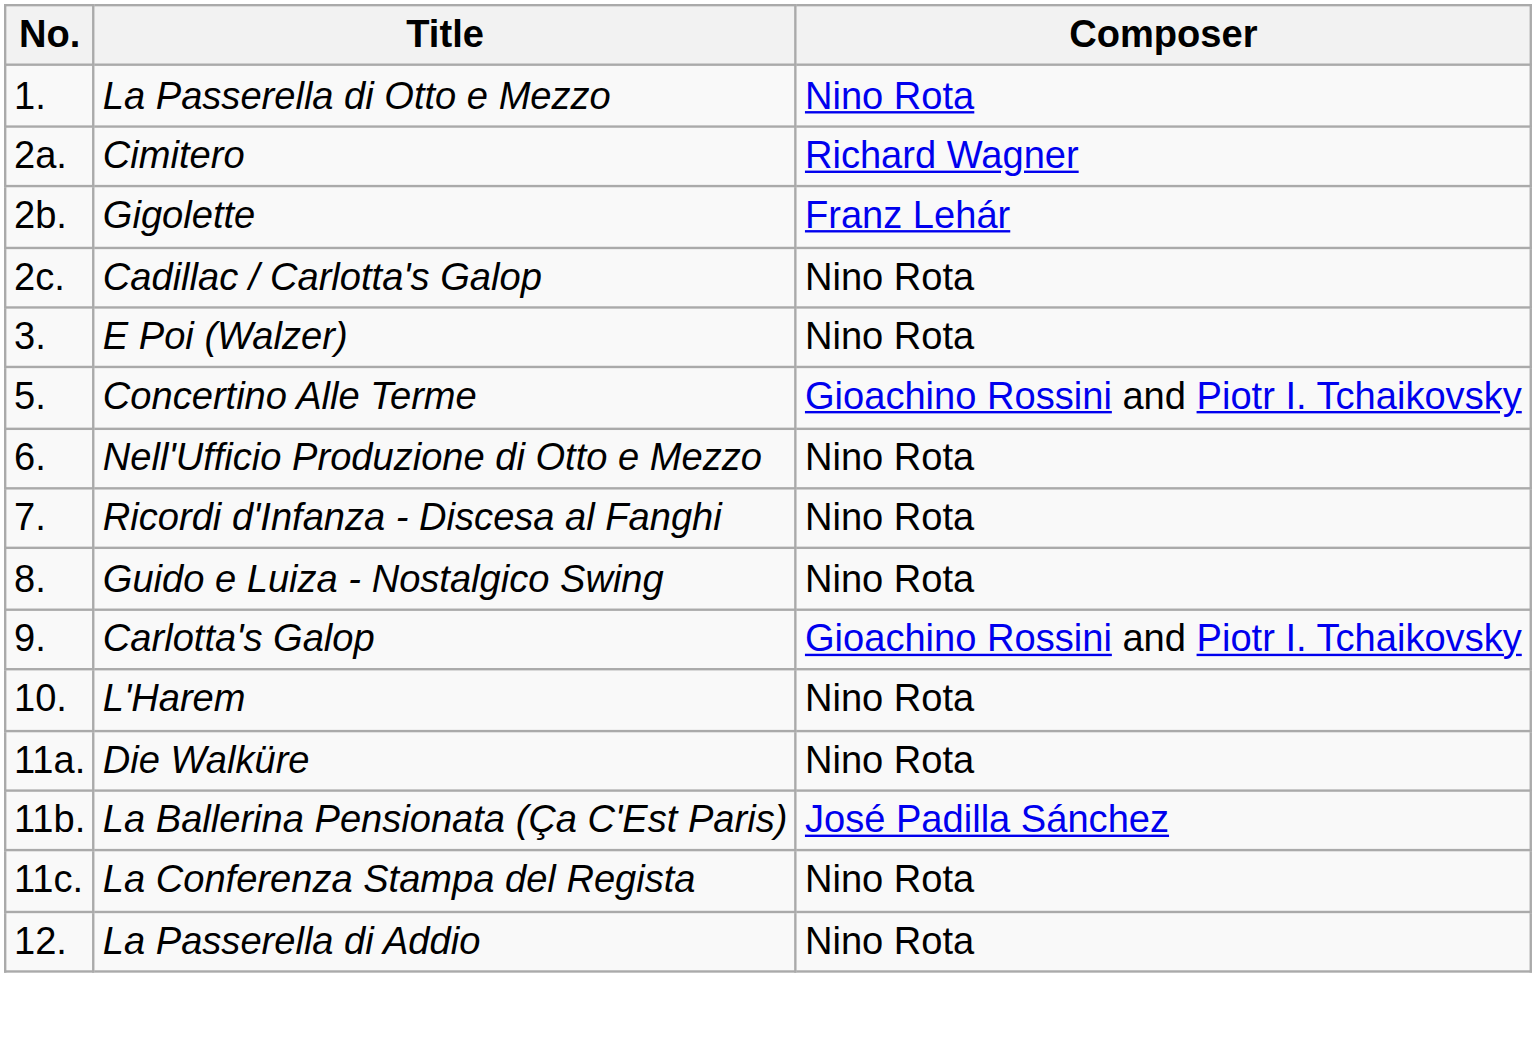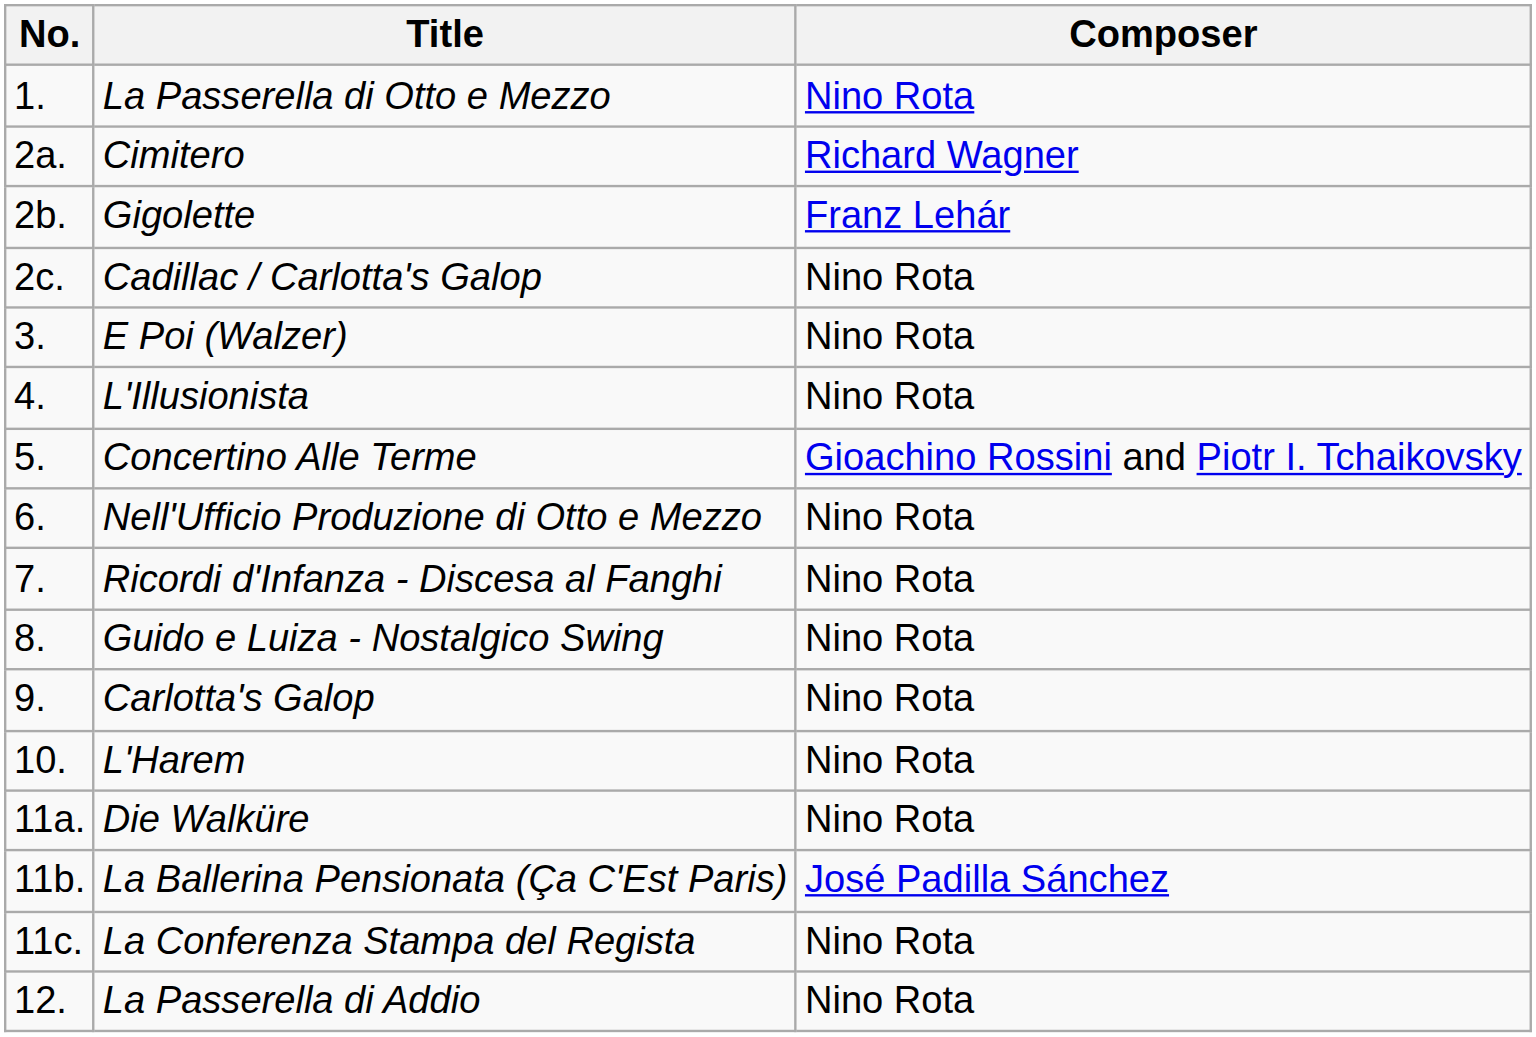+ row: (206, 397)
(1163, 638) Gioachino Rossini and Piotr I. Tchaikovsky -> (890, 699) Nino Rota
